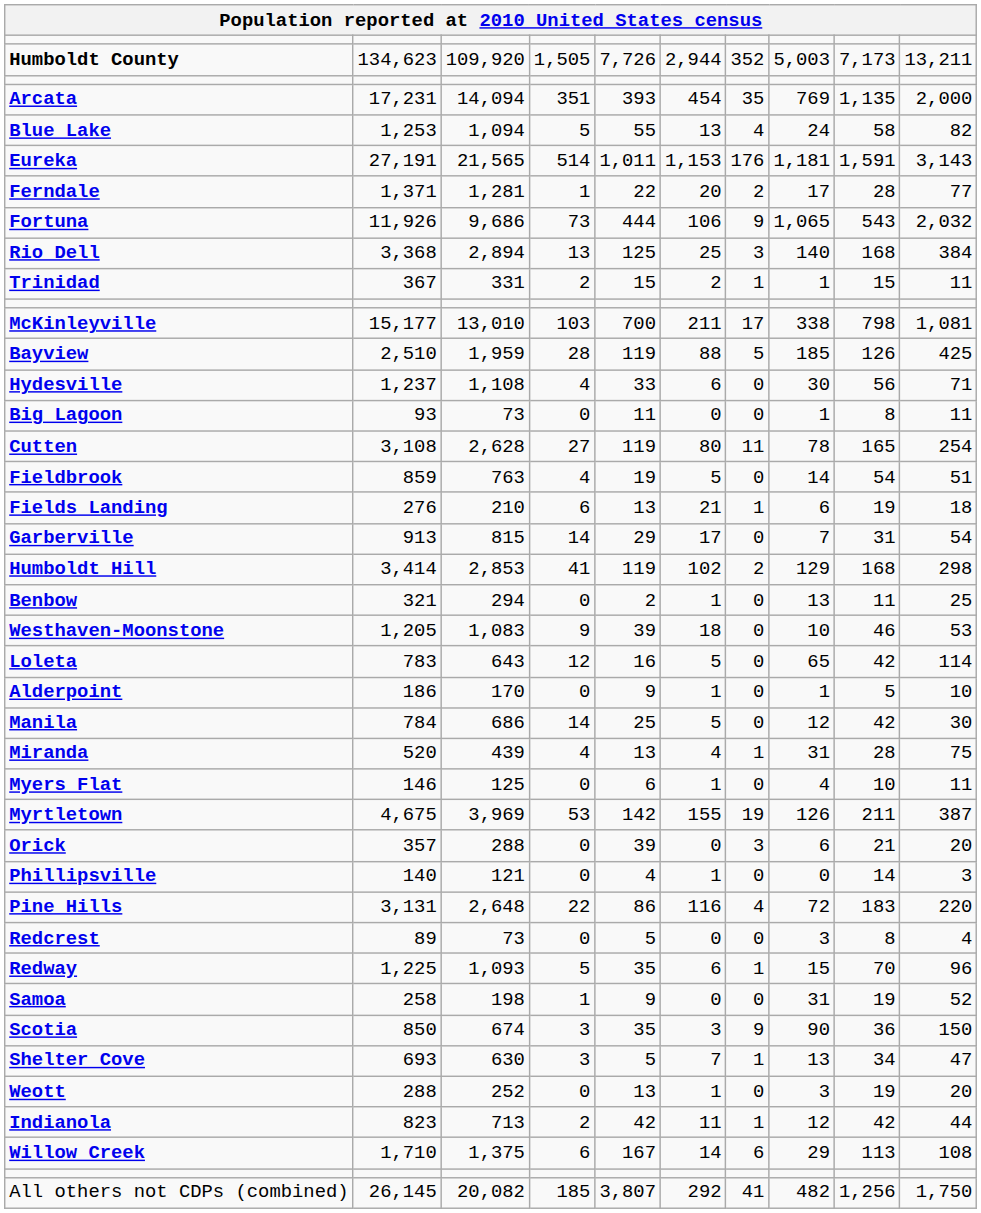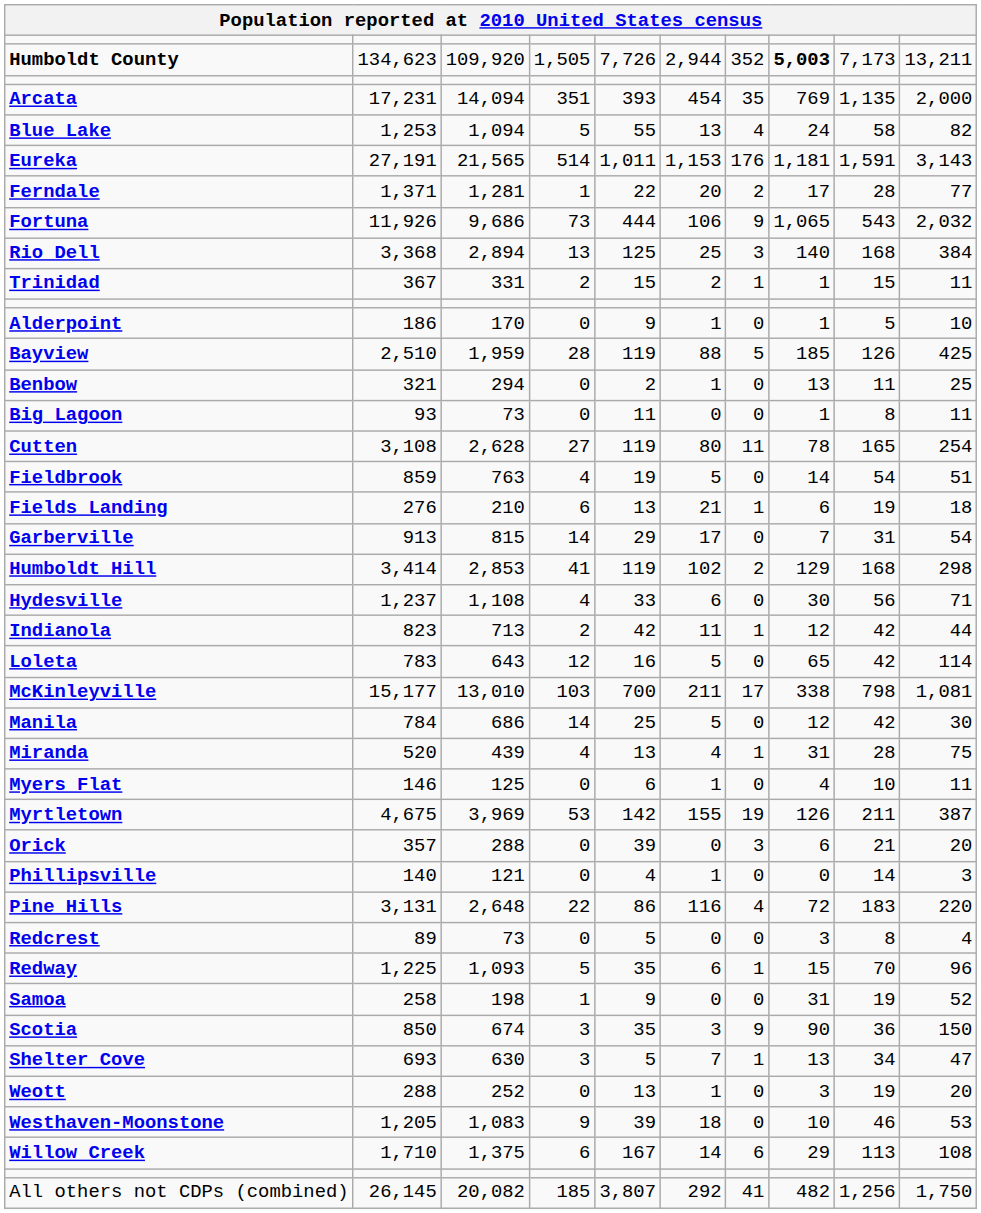(802, 60) normal -> (802, 60) bold
rows swapped: (66, 692) <-> (83, 323)
rows swapped: (43, 600) <-> (66, 385)
rows swapped: (60, 1122) <-> (117, 631)
